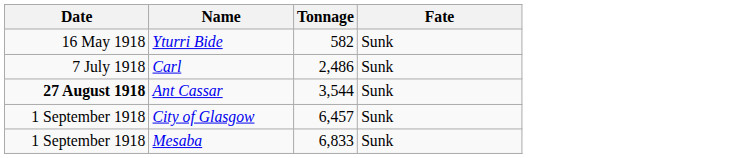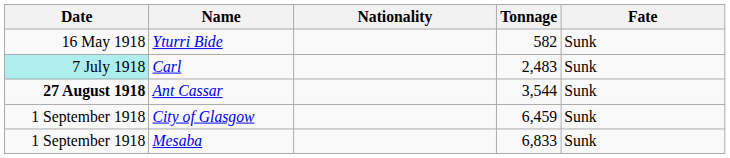+ column: (395, 16)
(109, 66) no background -> (109, 66) paleturquoise background
(336, 66) 2,486 -> (539, 66) 2,483
(336, 116) 6,457 -> (539, 116) 6,459
